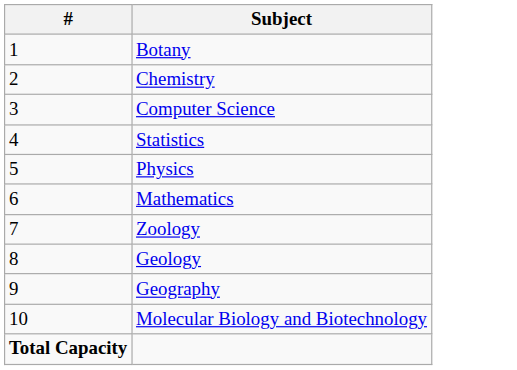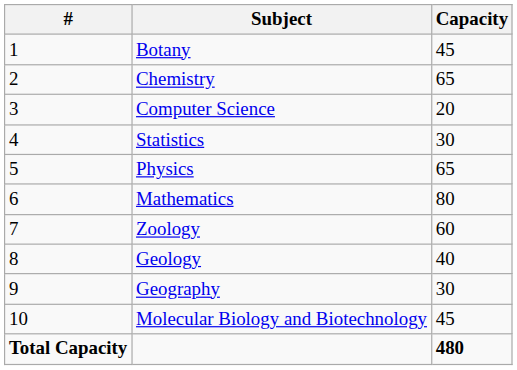+ column: (472, 19)
